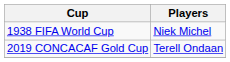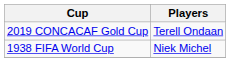rows swapped: (60, 31) <-> (78, 48)
